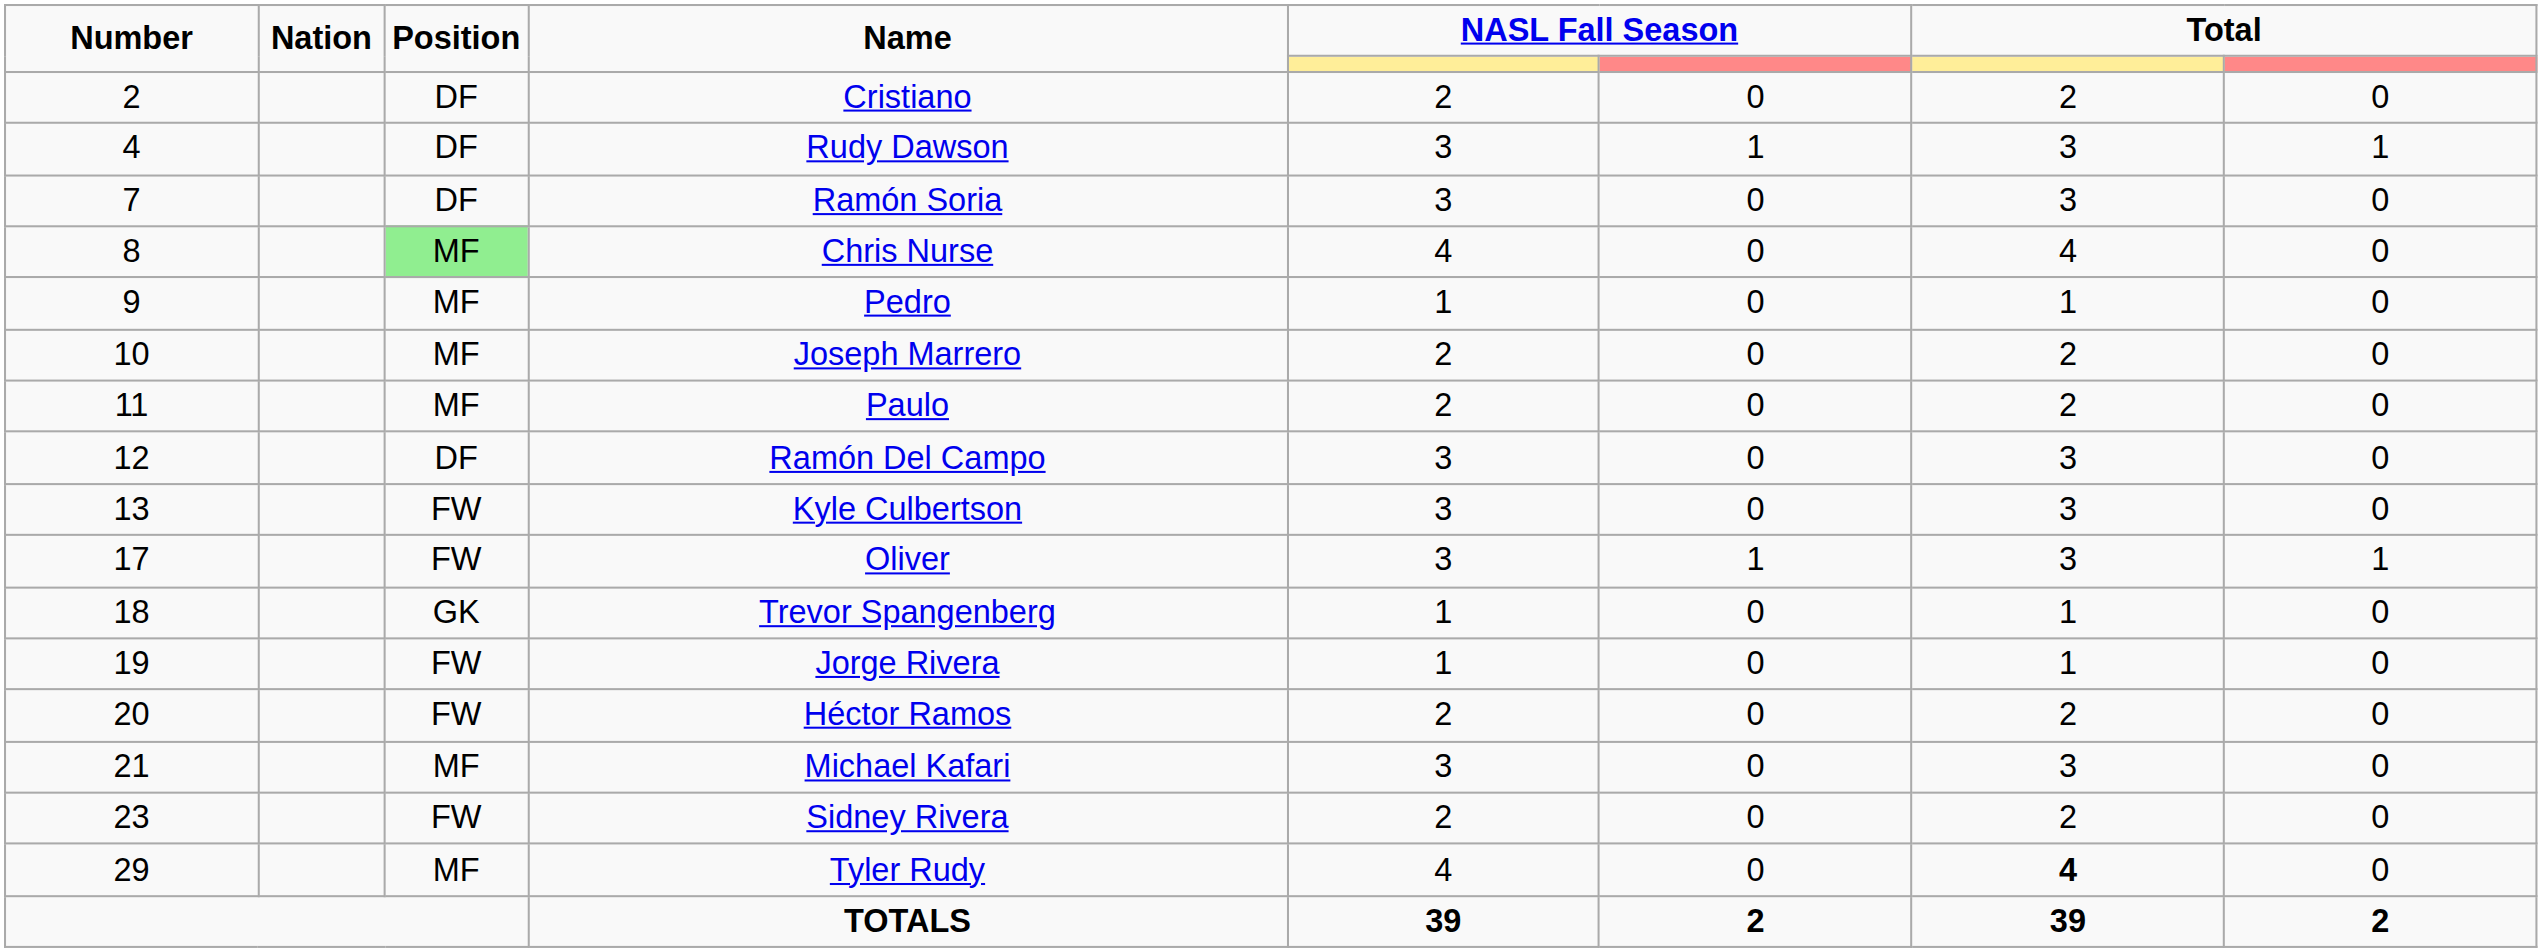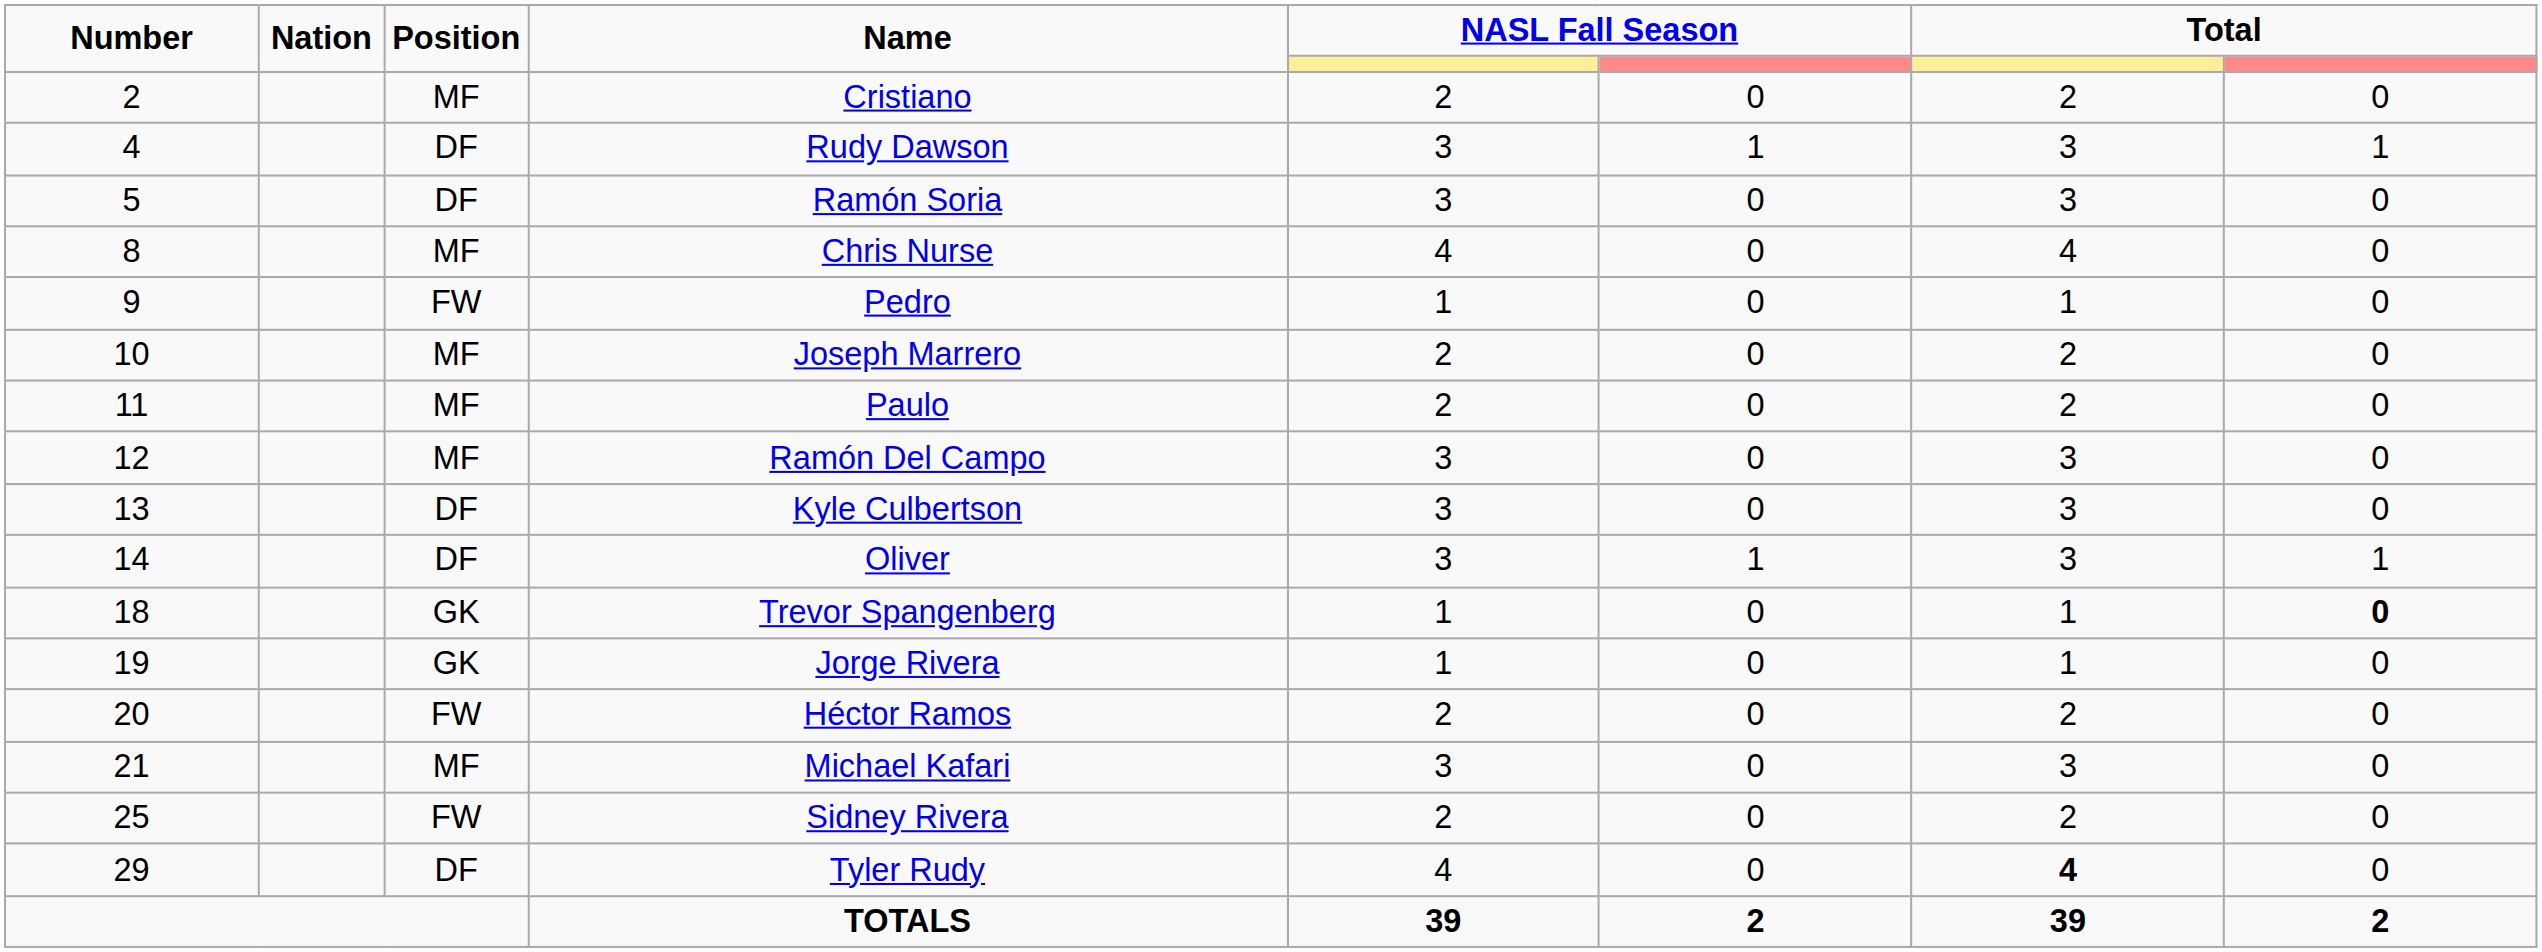(456, 96) DF -> (456, 96) MF
(132, 199) 7 -> (132, 199) 5
(456, 251) lightgreen background -> (456, 251) no background
(456, 302) MF -> (456, 302) FW
(456, 457) DF -> (456, 457) MF
(456, 508) FW -> (456, 508) DF
(132, 560) 17 -> (132, 560) 14
(456, 560) FW -> (456, 560) DF
(2380, 611) normal -> (2380, 611) bold
(456, 663) FW -> (456, 663) GK
(132, 817) 23 -> (132, 817) 25
(456, 869) MF -> (456, 869) DF
